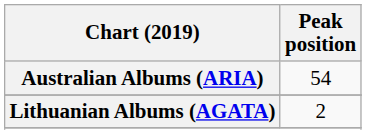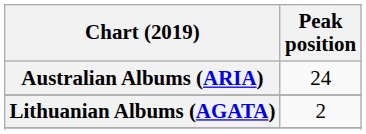(321, 77) 54 -> (321, 77) 24
